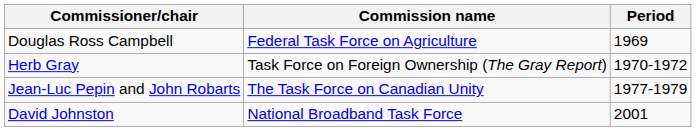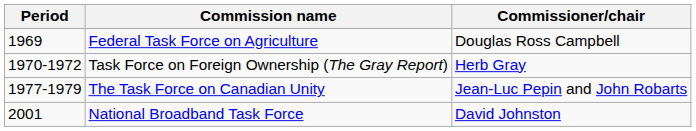columns swapped: (651, 16) <-> (124, 16)
